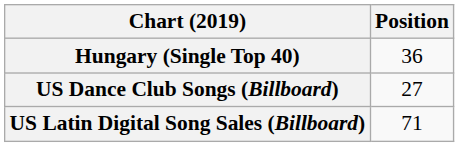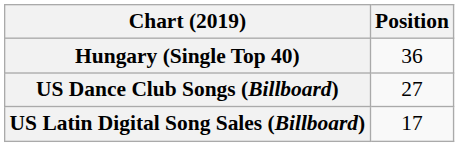(412, 123) 71 -> (412, 123) 17
